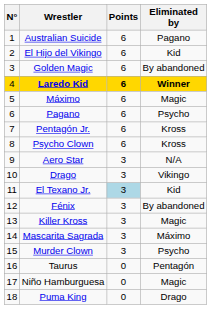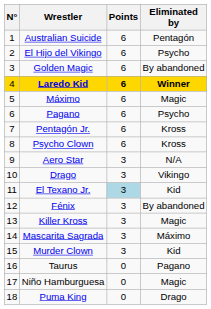(174, 38) Pagano -> (174, 38) Pentagón
(174, 53) Kid -> (174, 53) Psycho
(174, 251) Psycho -> (174, 251) Kid
(174, 266) Pentagón -> (174, 266) Pagano
